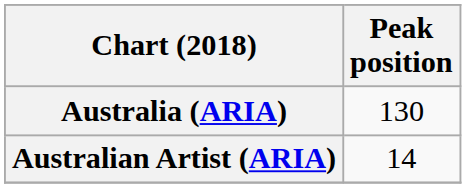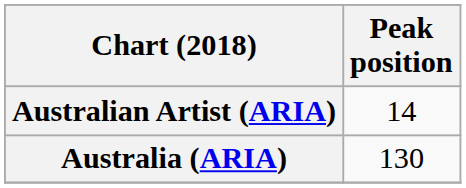rows swapped: (174, 110) <-> (174, 158)
